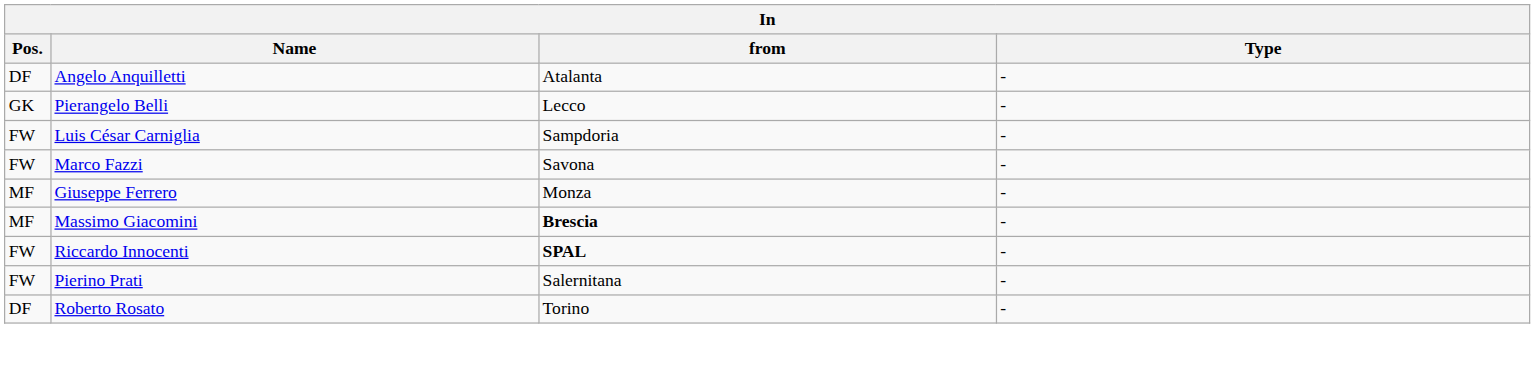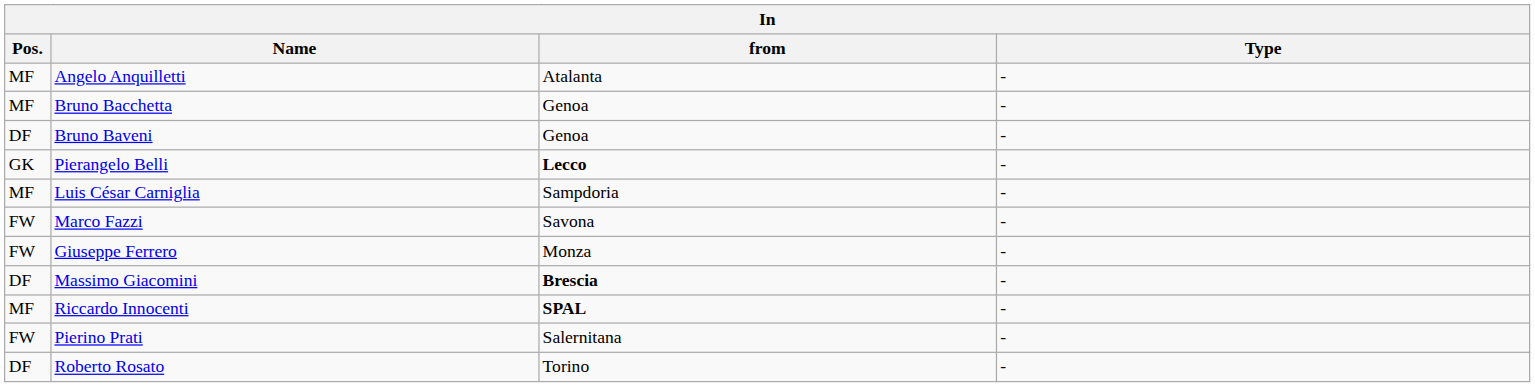(20, 77) DF -> (21, 77) MF
+ row: (113, 106)
+ row: (103, 135)
(564, 106) normal -> (565, 164) bold
(22, 135) FW -> (21, 193) MF
(21, 193) MF -> (22, 251) FW
(21, 222) MF -> (20, 280) DF
(22, 251) FW -> (21, 309) MF
